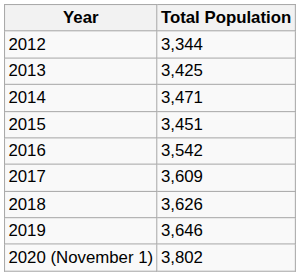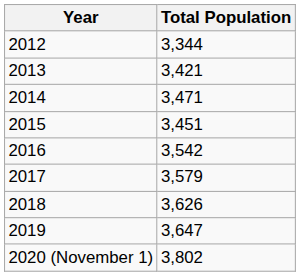(182, 71) 3,425 -> (182, 71) 3,421
(182, 177) 3,609 -> (182, 177) 3,579
(182, 230) 3,646 -> (182, 230) 3,647
